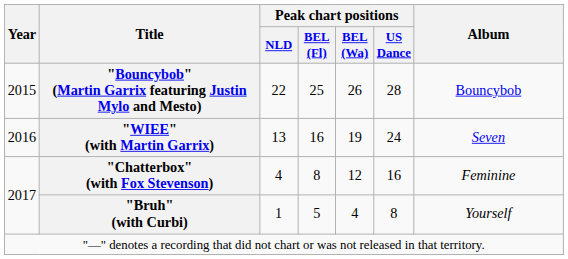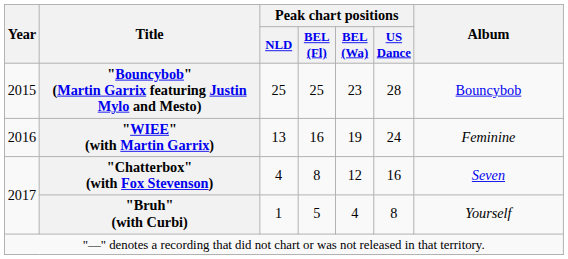(279, 90) 22 -> (279, 90) 25
(355, 90) 26 -> (355, 90) 23
(488, 137) Seven -> (488, 137) Feminine
(488, 175) Feminine -> (488, 175) Seven
